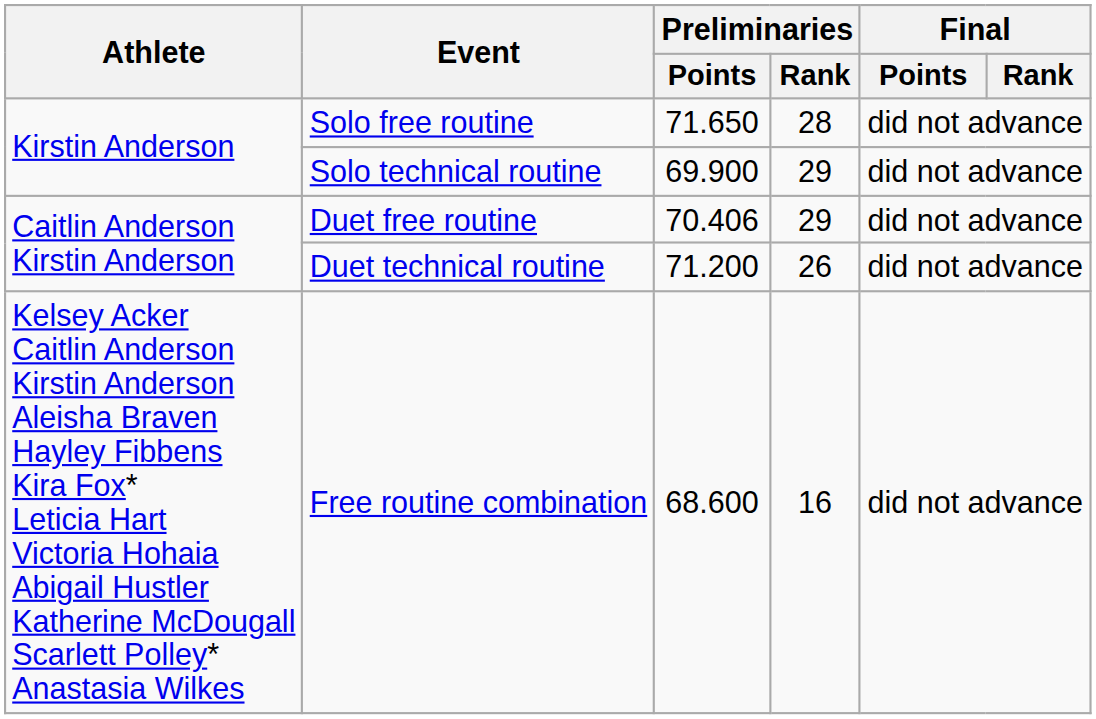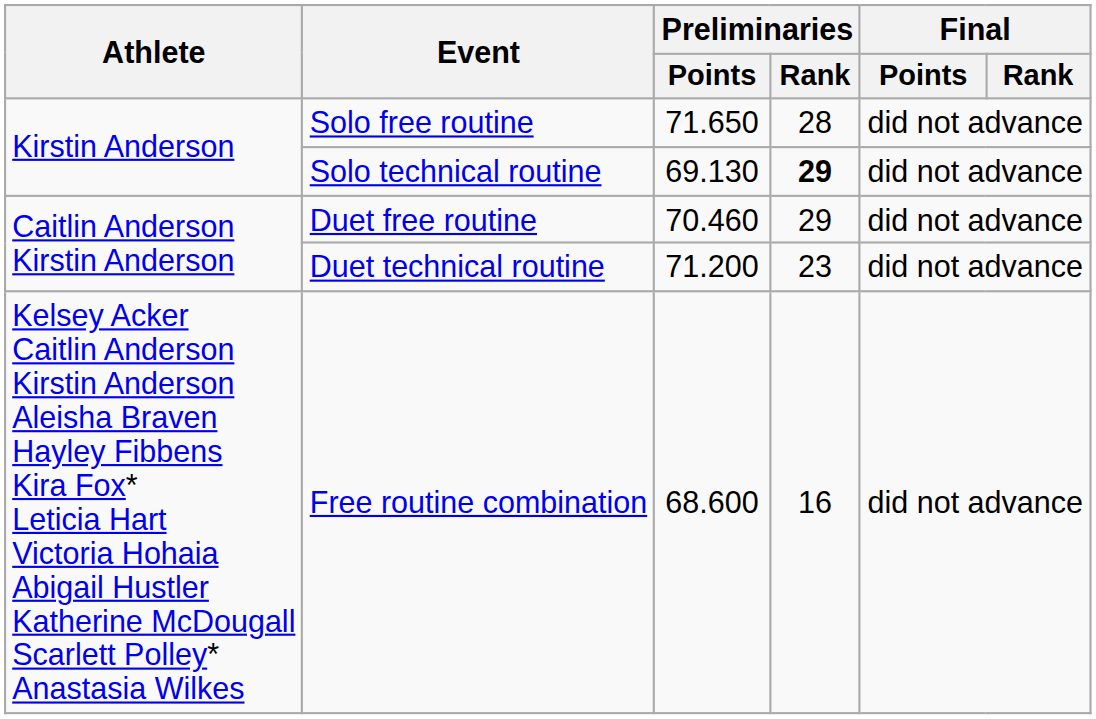(712, 172) 69.900 -> (712, 172) 69.130
(815, 172) normal -> (815, 172) bold
(712, 220) 70.406 -> (712, 220) 70.460
(815, 268) 26 -> (815, 268) 23
